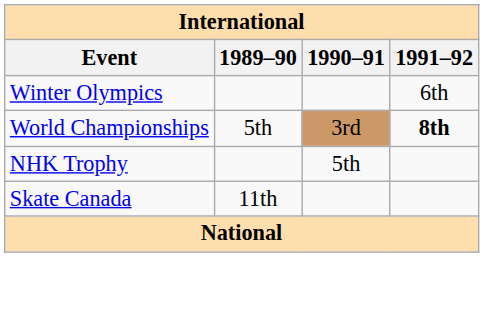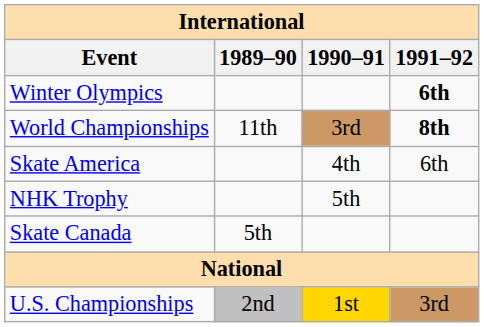(434, 92) normal -> (434, 92) bold
(258, 127) 5th -> (258, 127) 11th
+ row: (75, 163)
(258, 198) 11th -> (258, 233) 5th
+ row: (102, 304)
